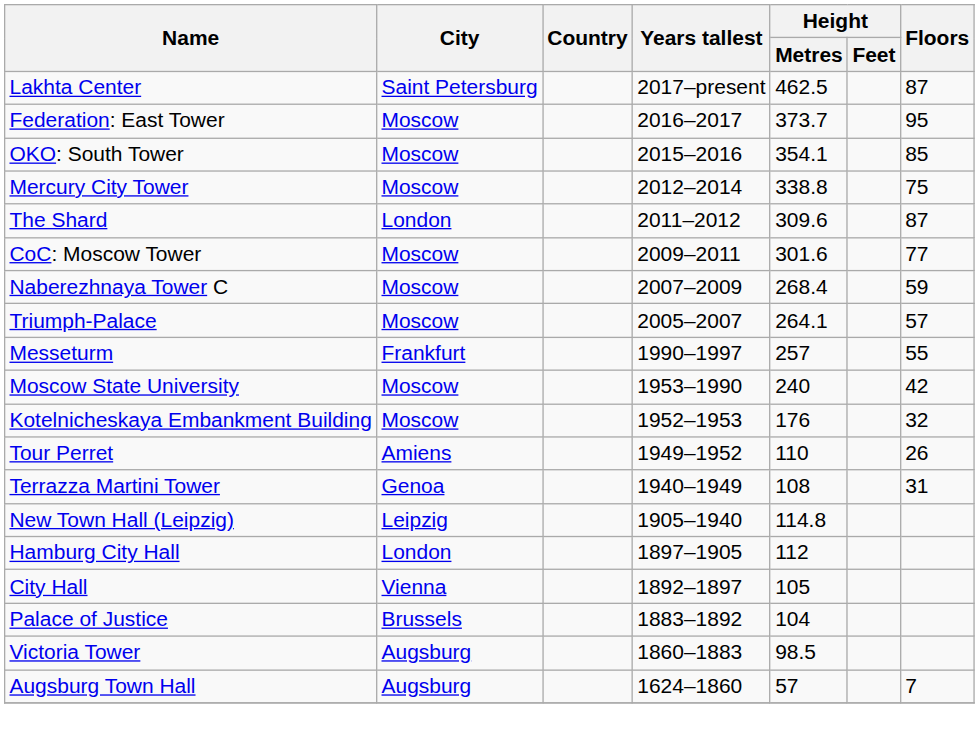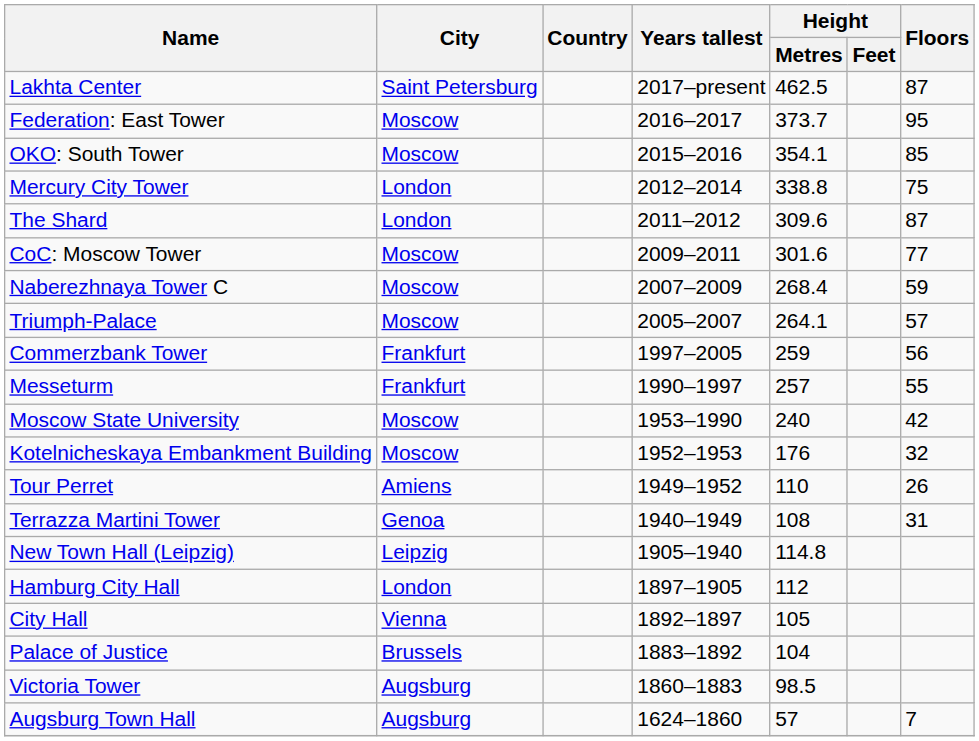(420, 187) Moscow -> (416, 187) London
+ row: (108, 353)
